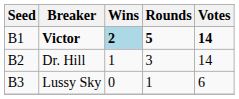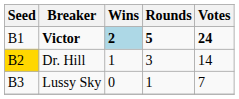(205, 37) 14 -> (205, 37) 24
(16, 60) no background -> (16, 60) gold background
(202, 82) 6 -> (202, 82) 7
